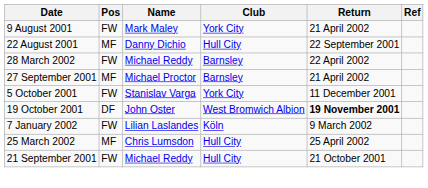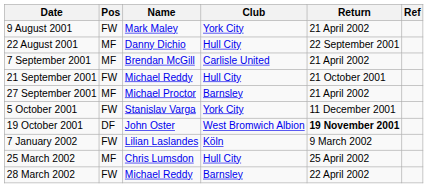+ row: (49, 61)
rows swapped: (52, 158) <-> (41, 61)
